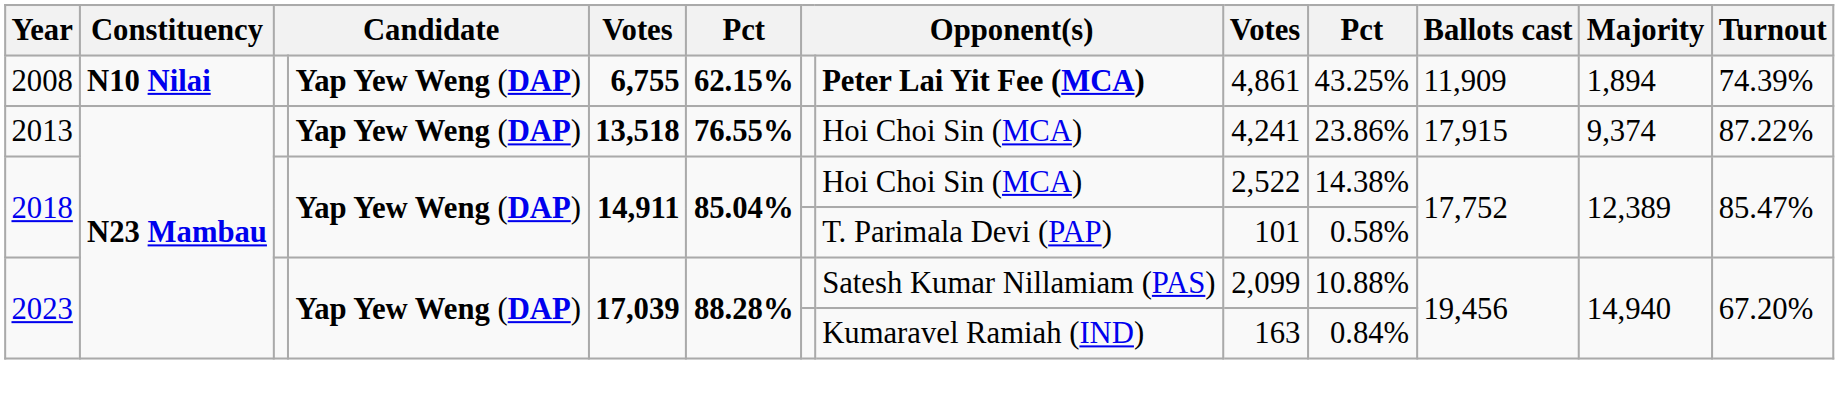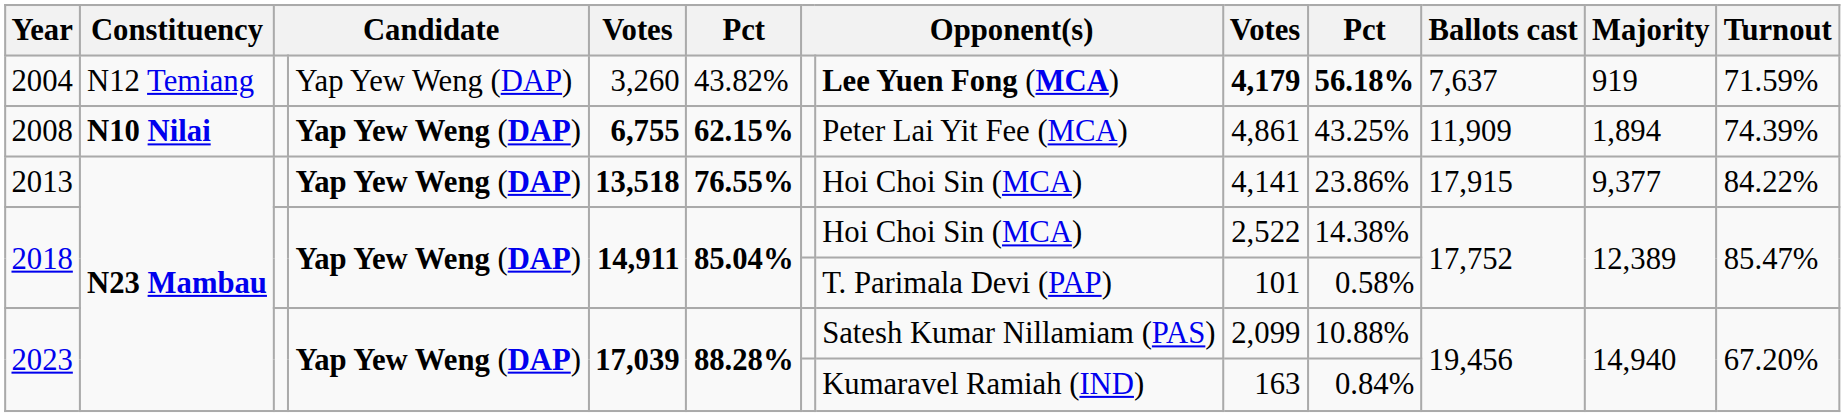+ row: (42, 80)
(983, 80) bold -> (975, 131) normal
(1266, 131) 4,241 -> (1266, 181) 4,141
(1621, 131) 9,374 -> (1626, 181) 9,377
(1766, 131) 87.22% -> (1771, 181) 84.22%
